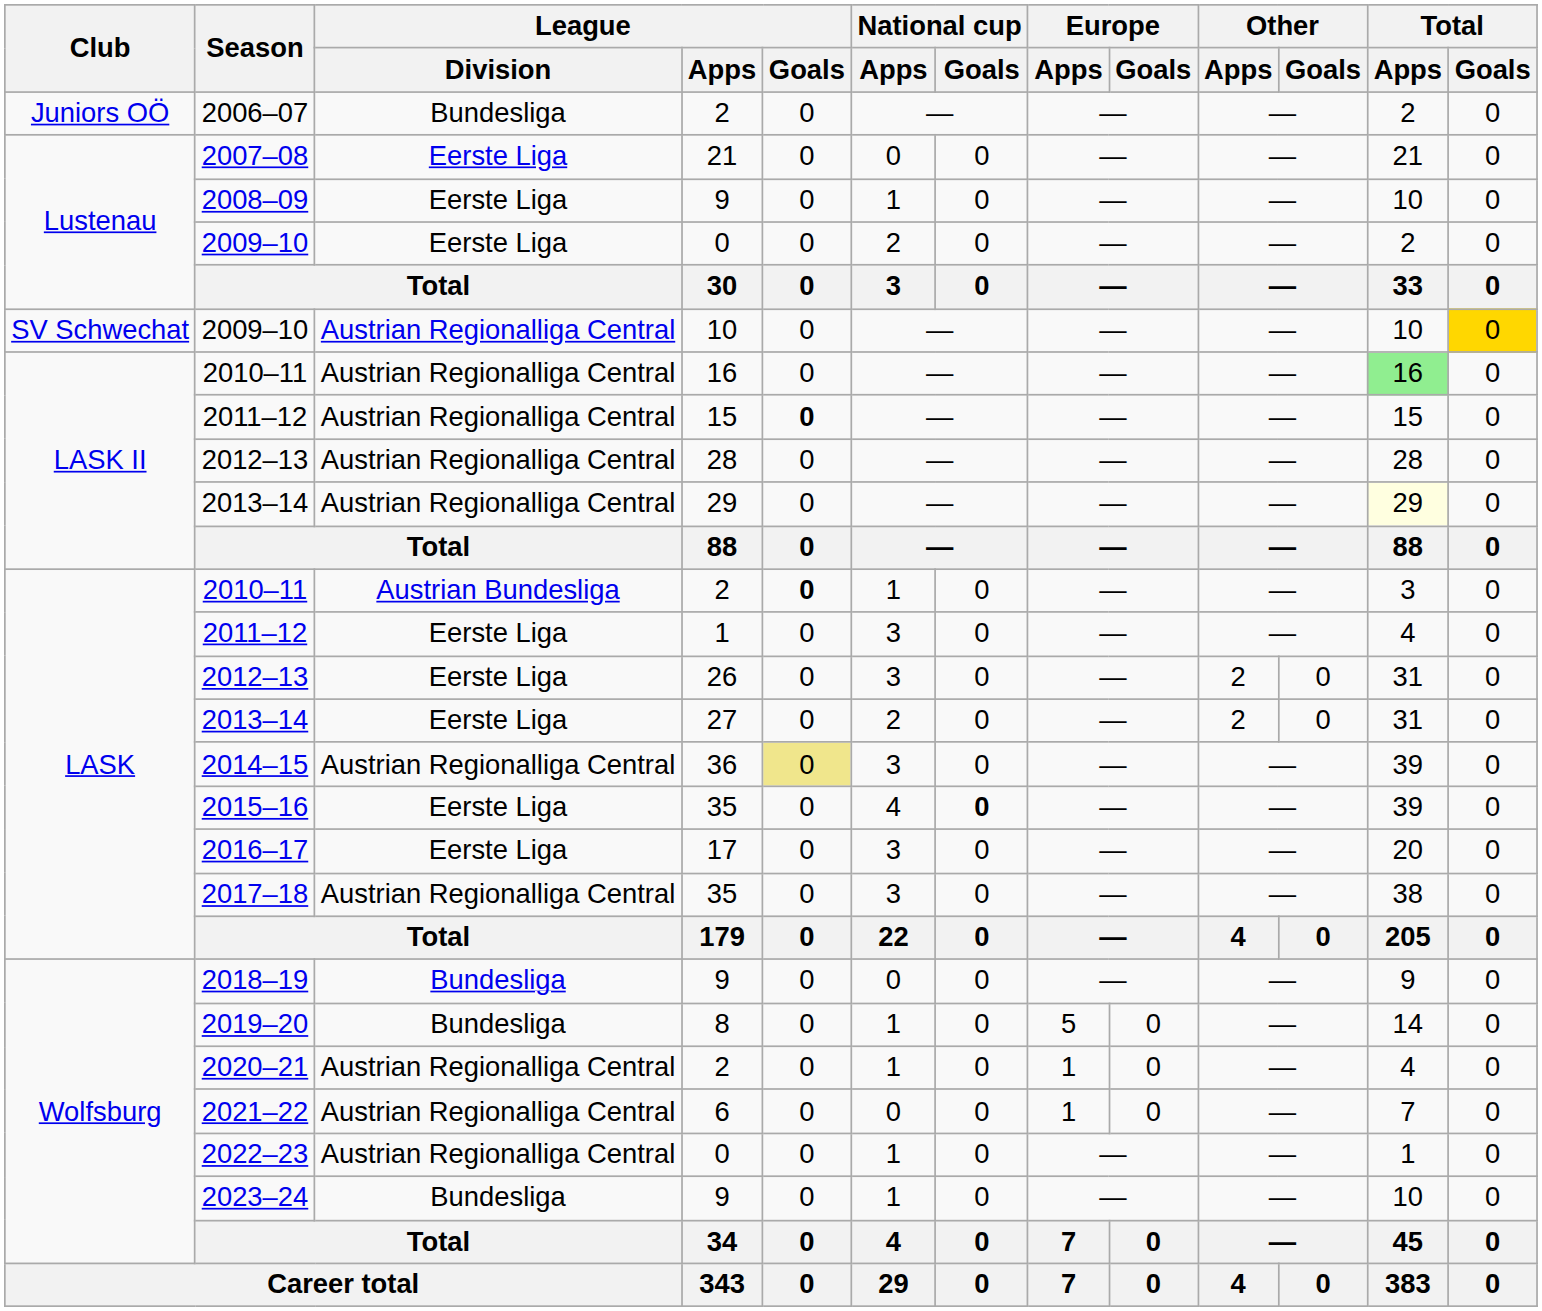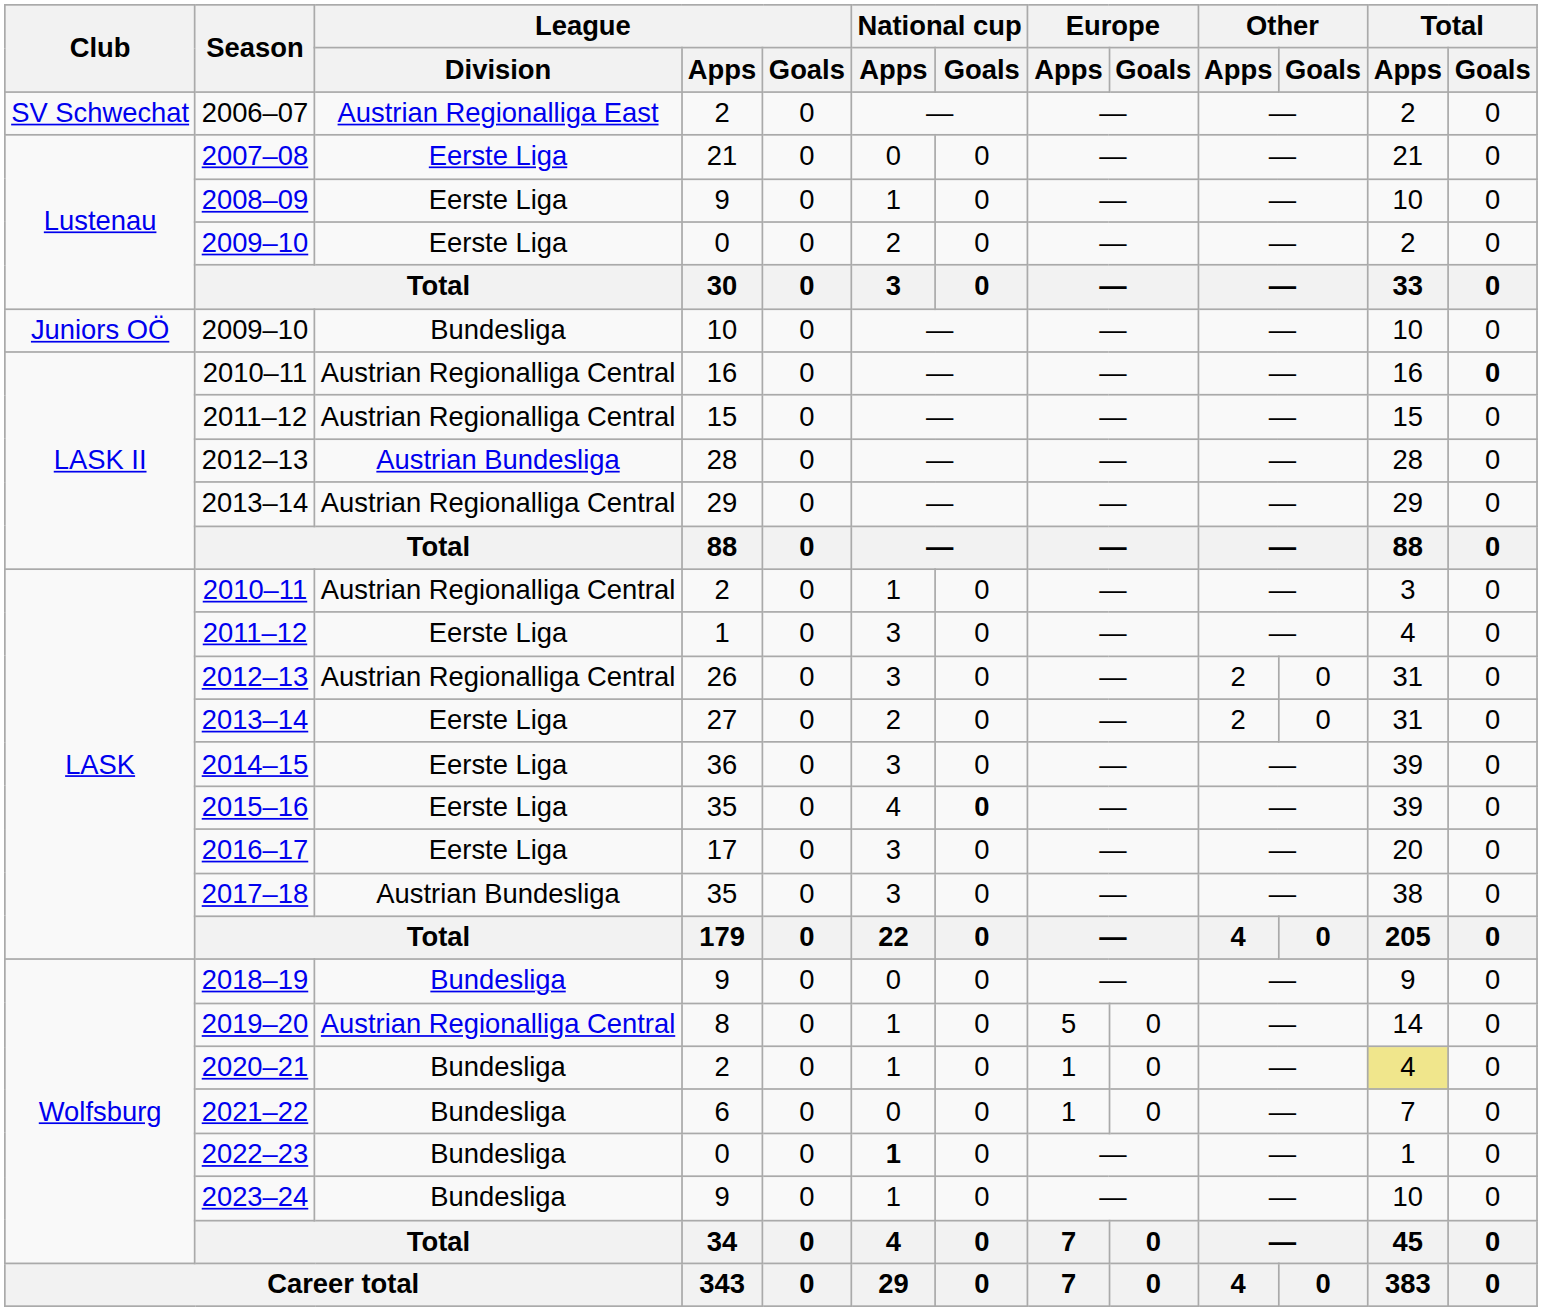(100, 112) Juniors OÖ -> (100, 112) SV Schwechat
(498, 112) Bundesliga -> (498, 112) Austrian Regionalliga East
(100, 329) SV Schwechat -> (100, 329) Juniors OÖ
(498, 329) Austrian Regionalliga Central -> (498, 329) Bundesliga
(1493, 329) gold background -> (1493, 329) no background
(1408, 373) lightgreen background -> (1408, 373) no background
(1493, 373) normal -> (1493, 373) bold
(807, 416) bold -> (807, 416) normal
(498, 460) Austrian Regionalliga Central -> (498, 460) Austrian Bundesliga
(1408, 503) lightyellow background -> (1408, 503) no background
(498, 590) Austrian Bundesliga -> (498, 590) Austrian Regionalliga Central
(807, 590) bold -> (807, 590) normal
(498, 677) Eerste Liga -> (498, 677) Austrian Regionalliga Central
(498, 763) Austrian Regionalliga Central -> (498, 763) Eerste Liga
(807, 763) khaki background -> (807, 763) no background
(498, 894) Austrian Regionalliga Central -> (498, 894) Austrian Bundesliga
(498, 1024) Bundesliga -> (498, 1024) Austrian Regionalliga Central
(498, 1067) Austrian Regionalliga Central -> (498, 1067) Bundesliga
(1408, 1067) no background -> (1408, 1067) khaki background
(498, 1110) Austrian Regionalliga Central -> (498, 1110) Bundesliga
(498, 1154) Austrian Regionalliga Central -> (498, 1154) Bundesliga
(893, 1154) normal -> (893, 1154) bold
